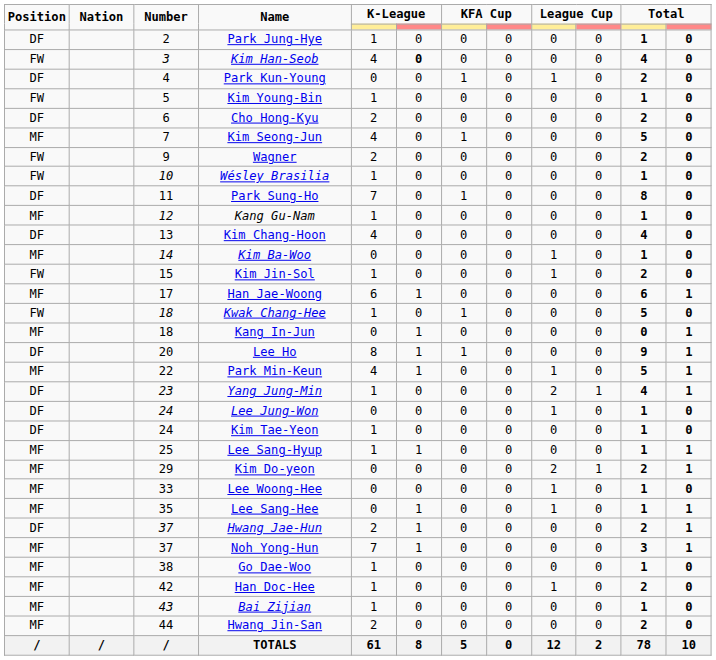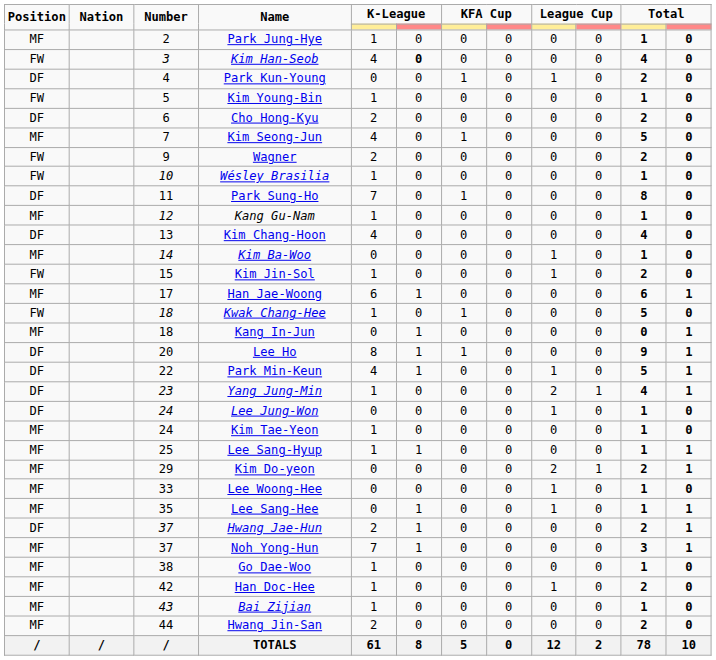(37, 40) DF -> (37, 40) MF
(37, 372) MF -> (37, 372) DF
(37, 431) DF -> (37, 431) MF
